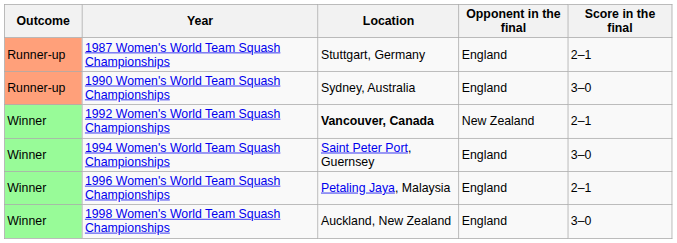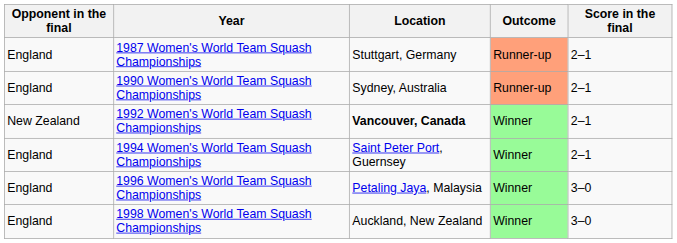columns swapped: (43, 21) <-> (513, 21)
(581, 87) 3–0 -> (581, 87) 2–1
(581, 154) 3–0 -> (581, 154) 2–1
(581, 188) 2–1 -> (581, 188) 3–0
